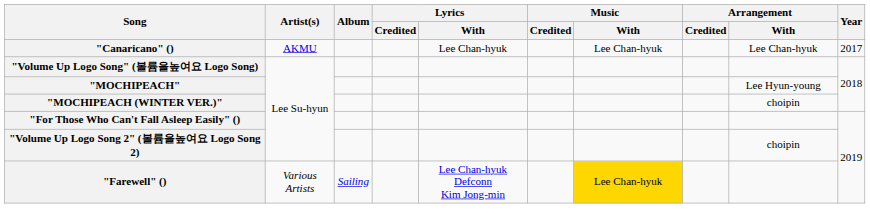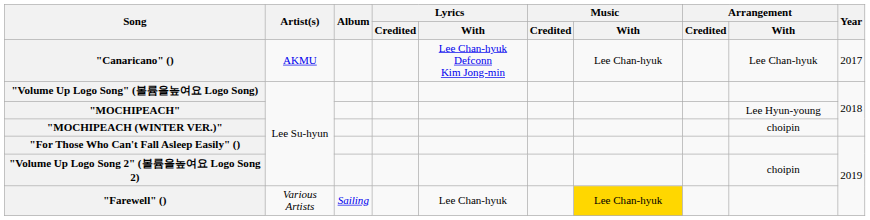(473, 48) Lee Chan-hyuk -> (473, 60) Lee Chan-hyuk Defconn Kim Jong-min
(473, 182) Lee Chan-hyuk Defconn Kim Jong-min -> (473, 200) Lee Chan-hyuk
